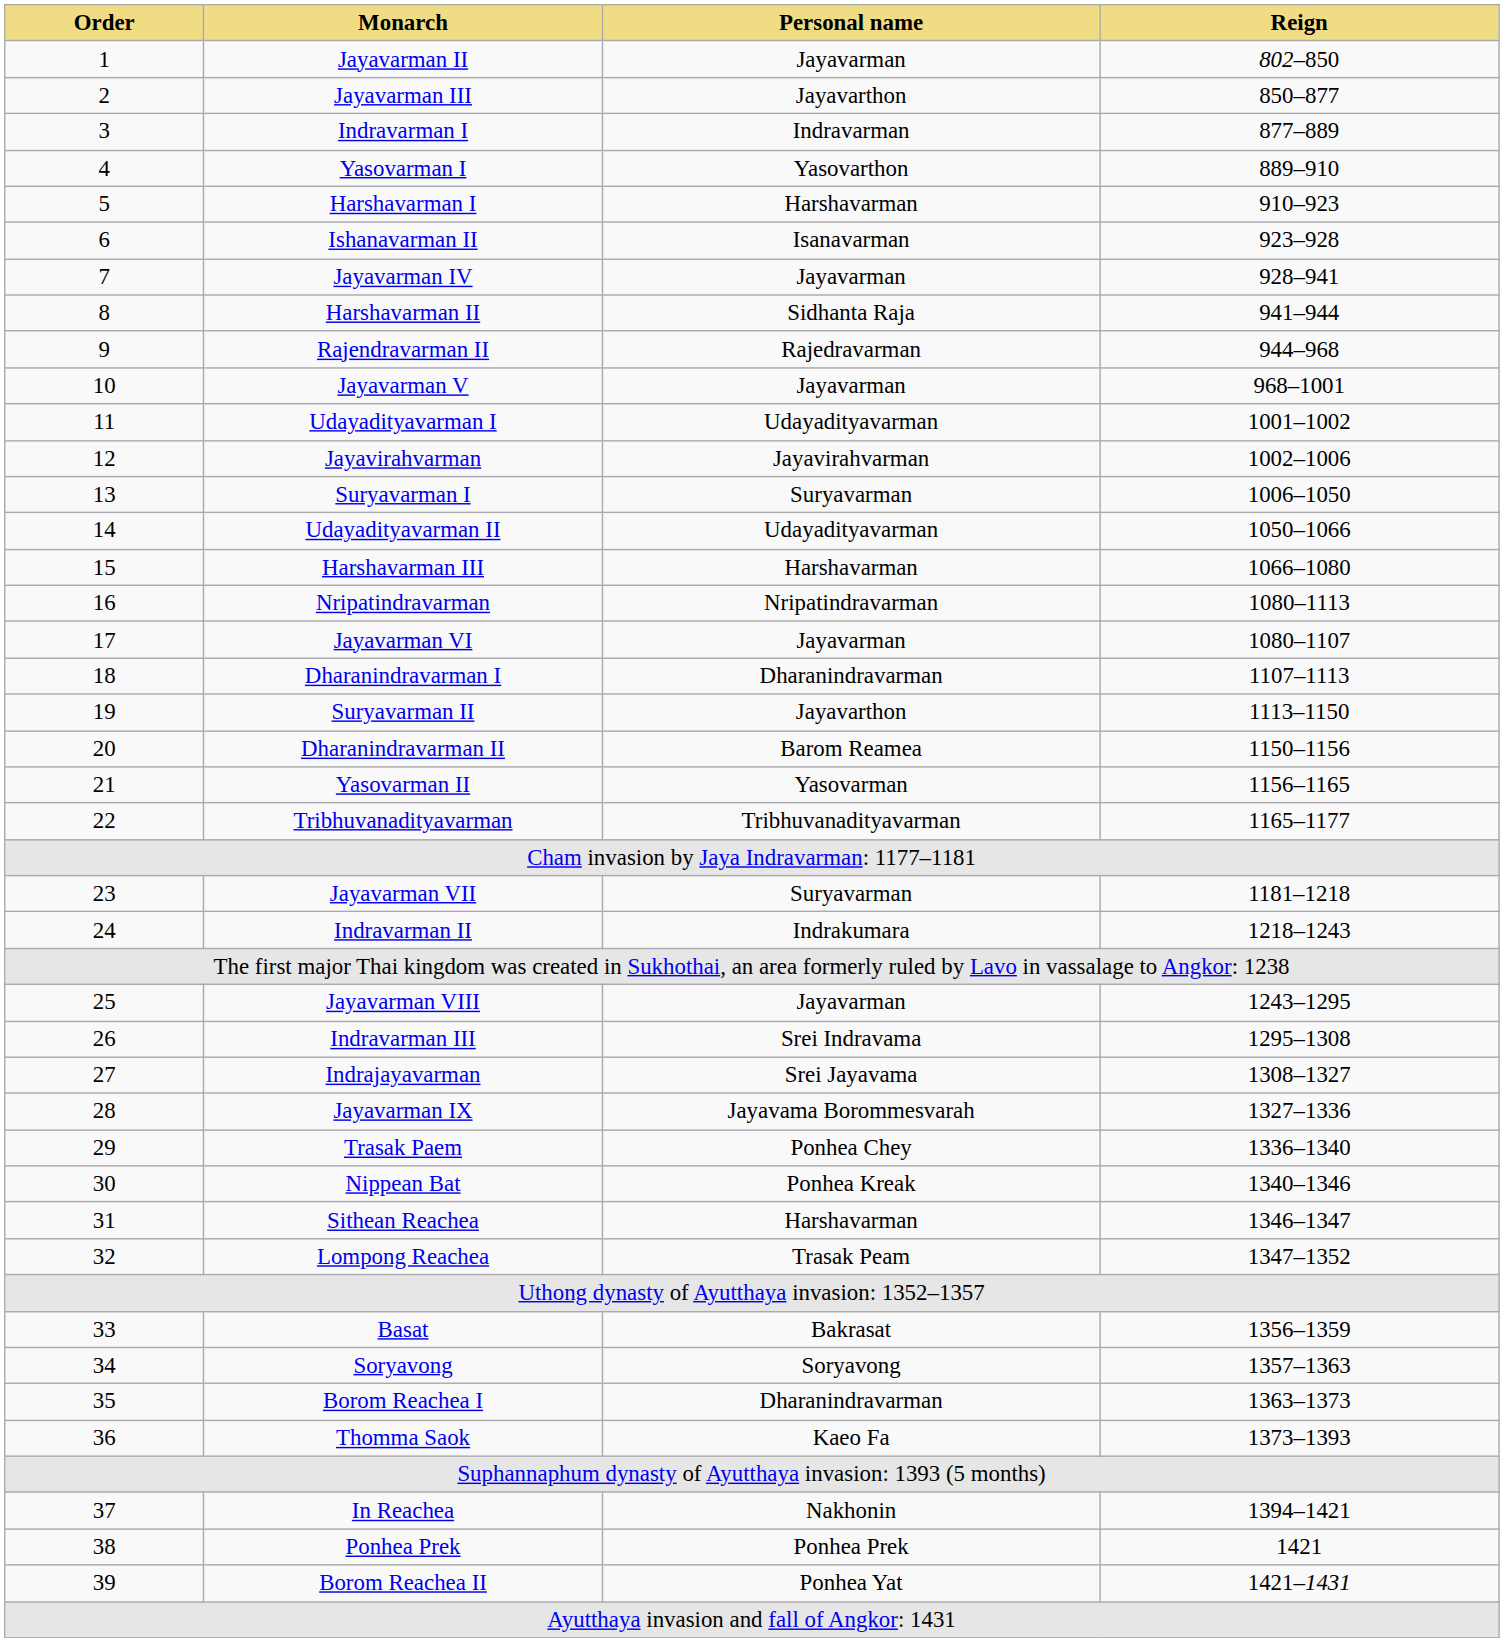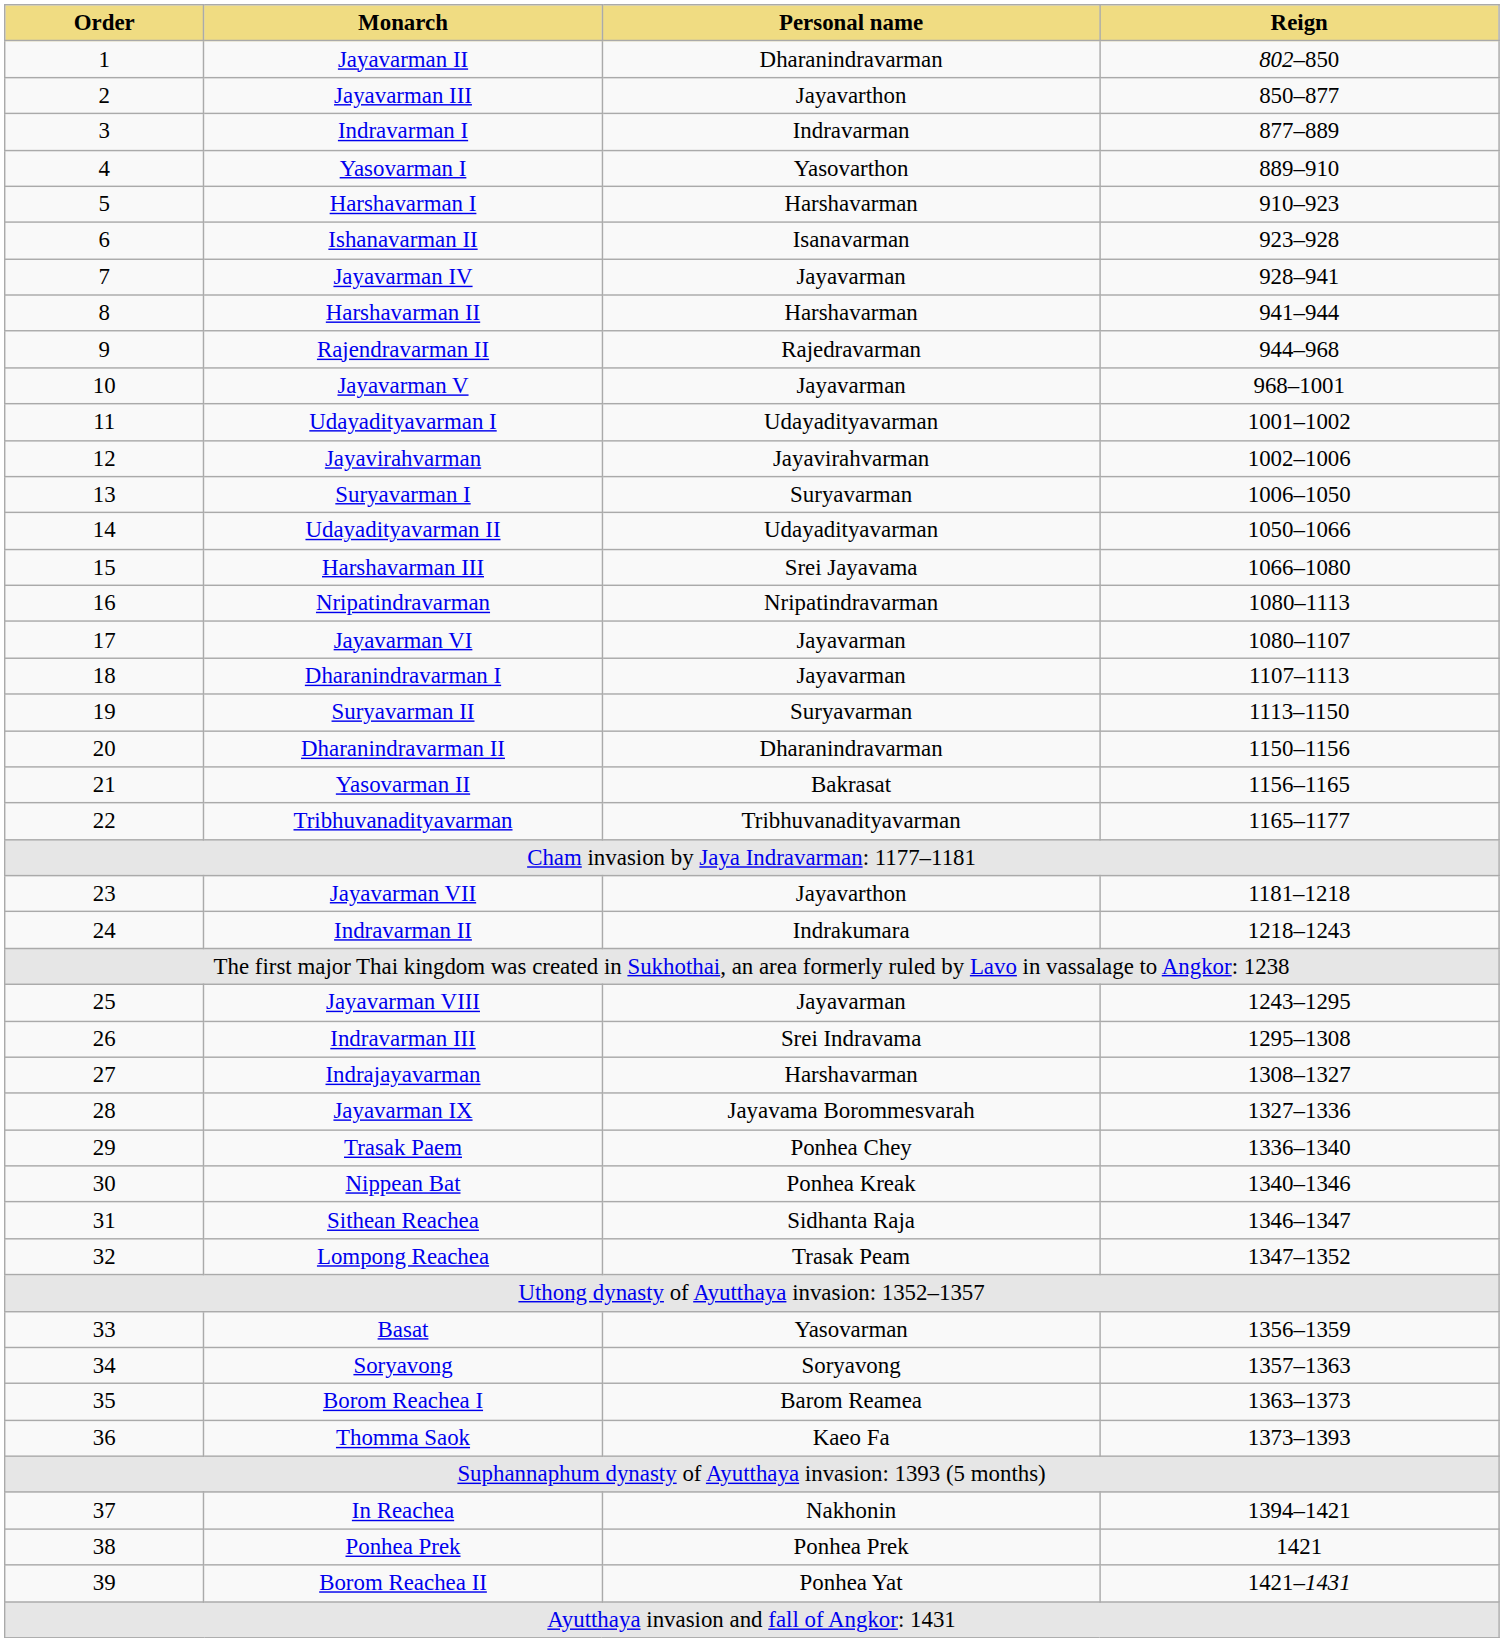(851, 58) Jayavarman -> (851, 58) Dharanindravarman
(851, 312) Sidhanta Raja -> (851, 312) Harshavarman
(851, 566) Harshavarman -> (851, 566) Srei Jayavama
(851, 675) Dharanindravarman -> (851, 675) Jayavarman
(851, 712) Jayavarthon -> (851, 712) Suryavarman
(851, 748) Barom Reamea -> (851, 748) Dharanindravarman
(851, 784) Yasovarman -> (851, 784) Bakrasat
(851, 893) Suryavarman -> (851, 893) Jayavarthon
(851, 1074) Srei Jayavama -> (851, 1074) Harshavarman
(851, 1220) Harshavarman -> (851, 1220) Sidhanta Raja
(851, 1328) Bakrasat -> (851, 1328) Yasovarman
(851, 1401) Dharanindravarman -> (851, 1401) Barom Reamea
